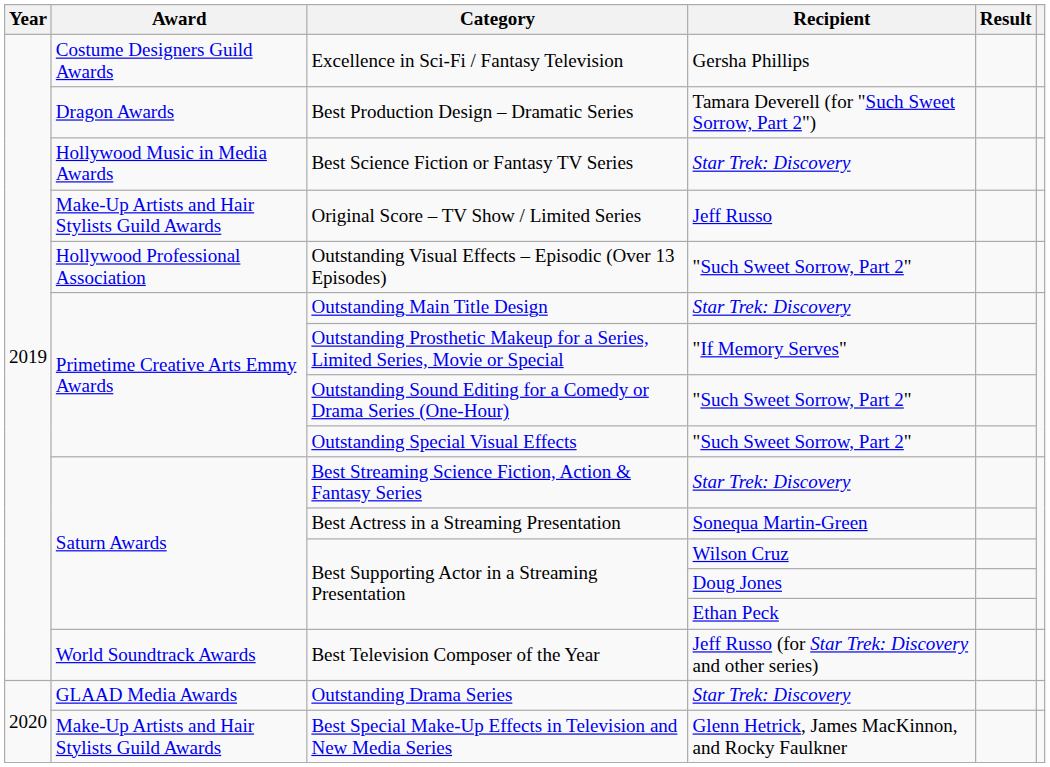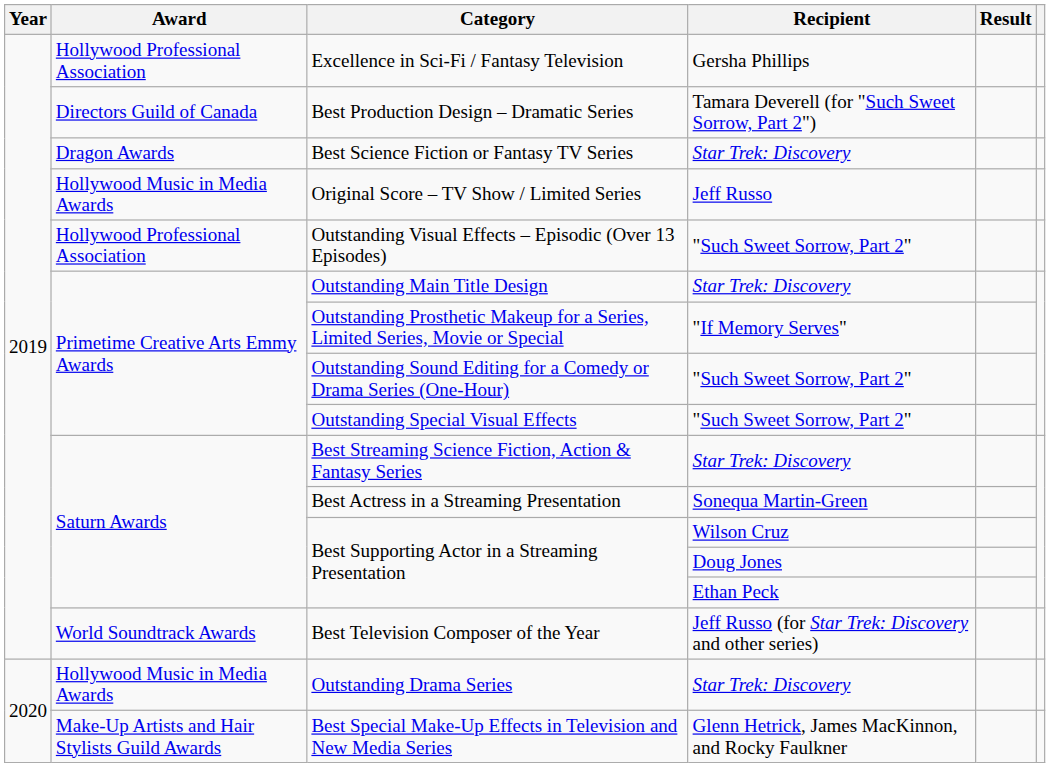(154, 60) Costume Designers Guild Awards -> (148, 60) Hollywood Professional Association
(115, 112) Dragon Awards -> (157, 112) Directors Guild of Canada
(161, 163) Hollywood Music in Media Awards -> (115, 153) Dragon Awards
(155, 215) Make-Up Artists and Hair Stylists Guild Awards -> (161, 193) Hollywood Music in Media Awards
(146, 695) GLAAD Media Awards -> (161, 684) Hollywood Music in Media Awards
